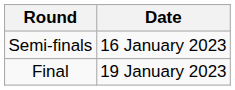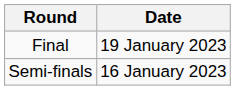rows swapped: (50, 44) <-> (50, 71)
